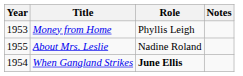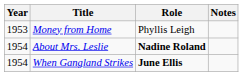(17, 46) 1955 -> (17, 46) 1954
(170, 46) normal -> (172, 46) bold
